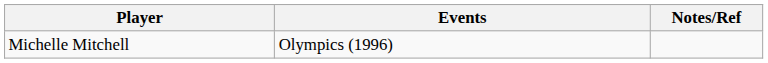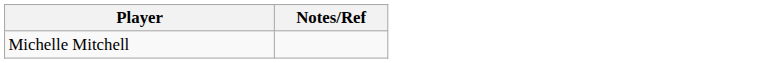- column: (462, 17)
